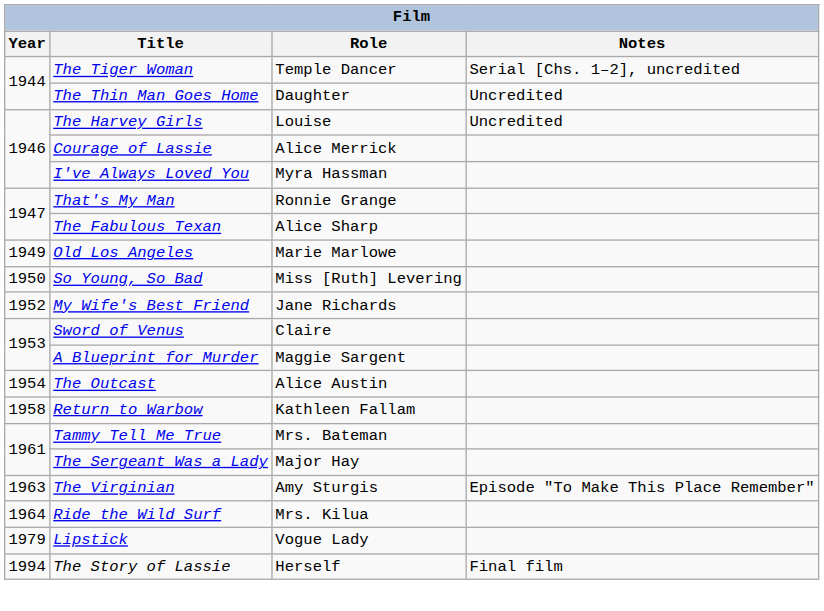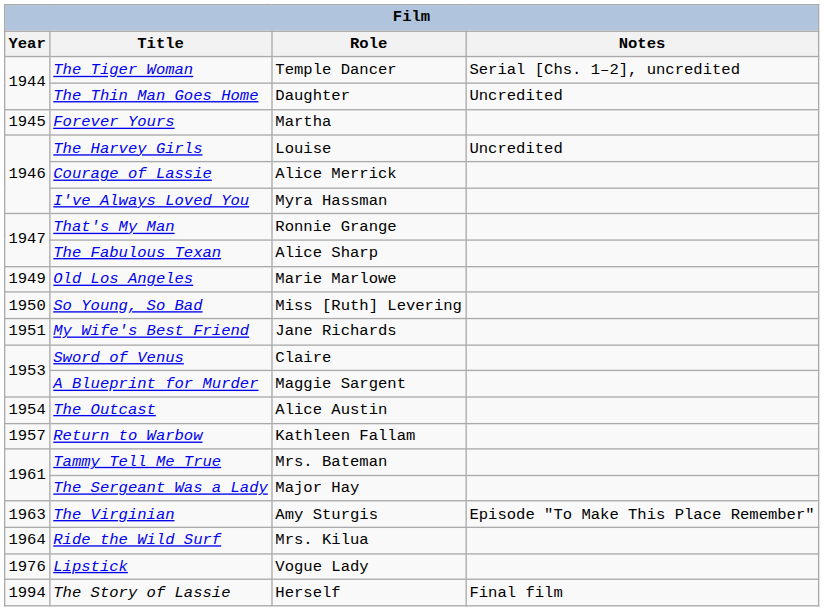+ row: (114, 122)
(27, 305) 1952 -> (27, 331) 1951
(27, 410) 1958 -> (27, 436) 1957
(27, 540) 1979 -> (27, 566) 1976
